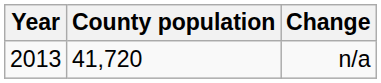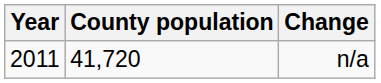(36, 59) 2013 -> (35, 59) 2011
